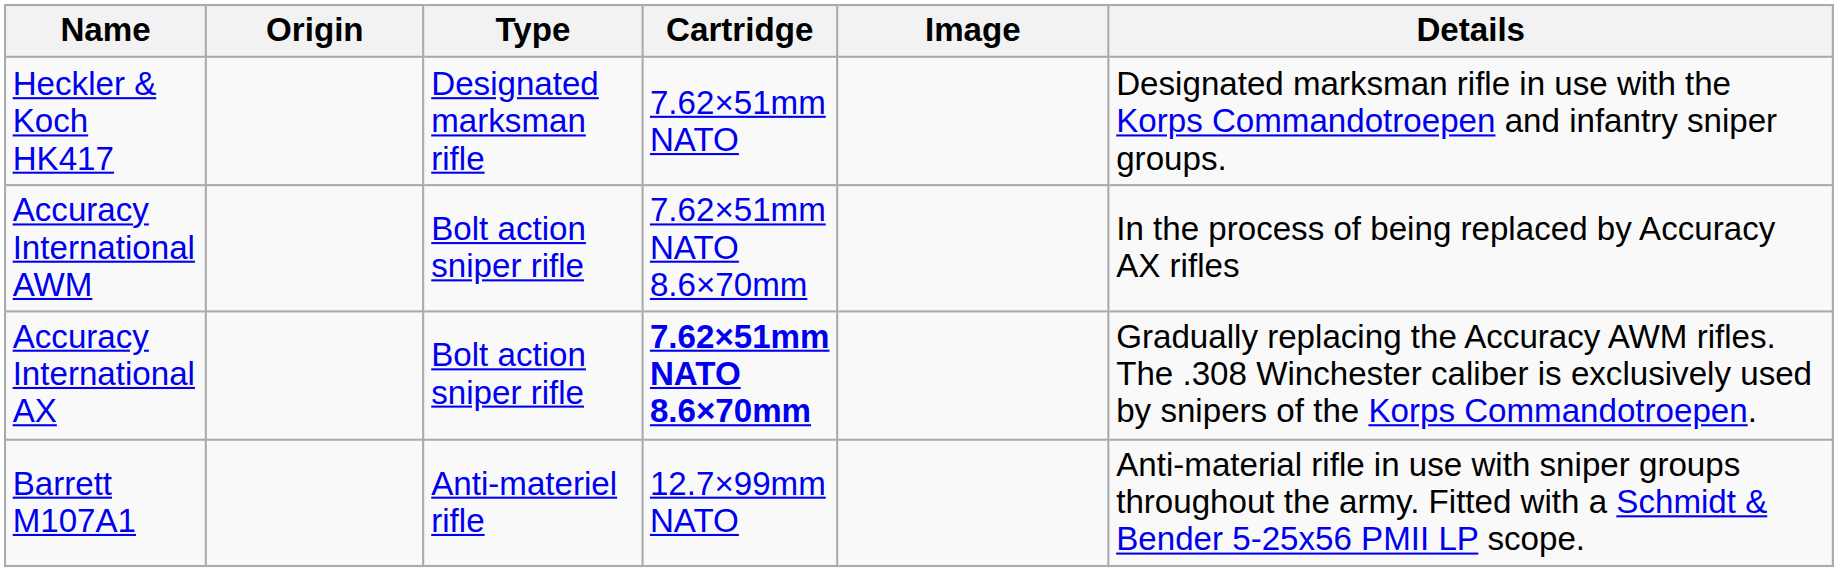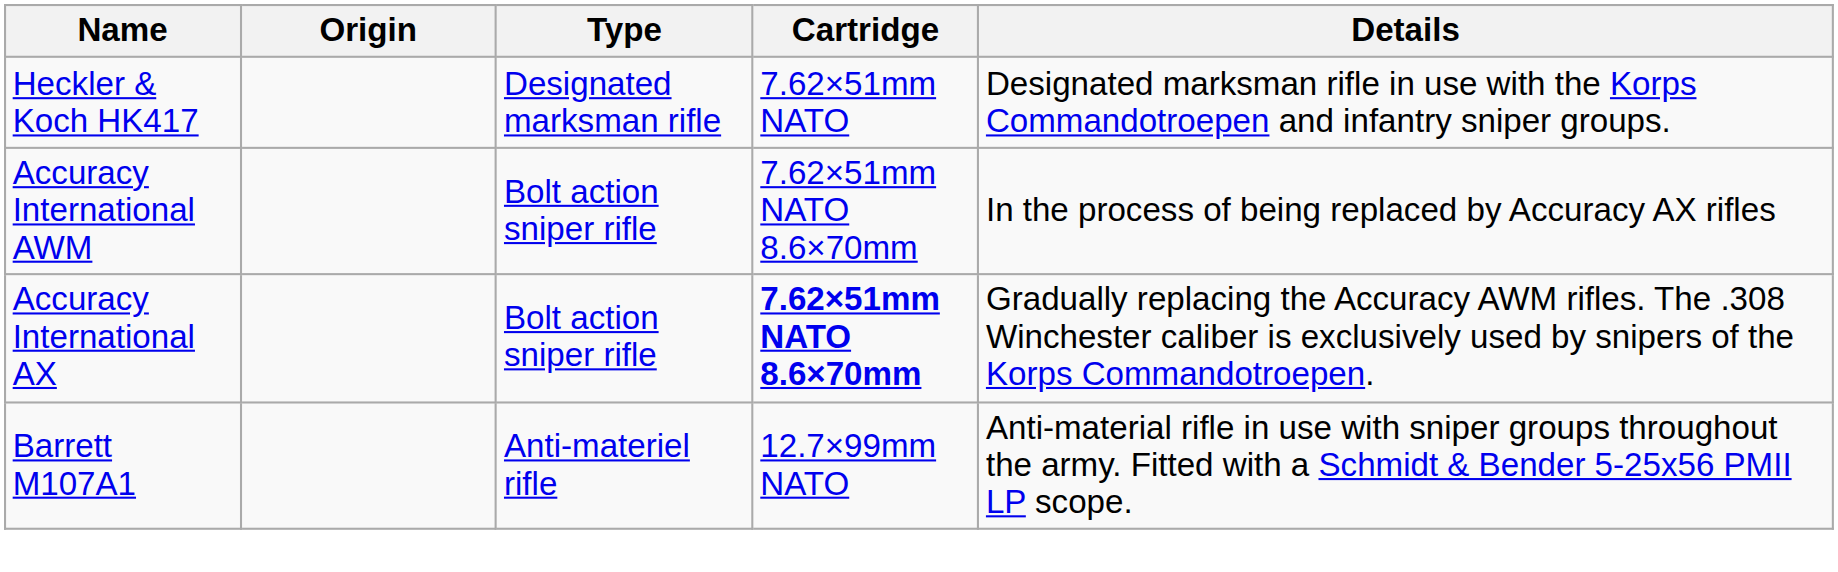- column: (973, 30)
